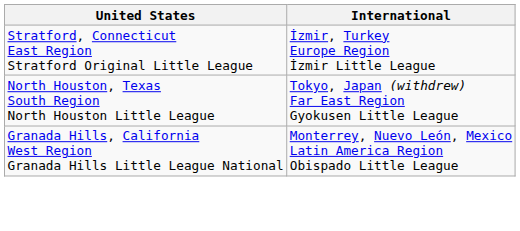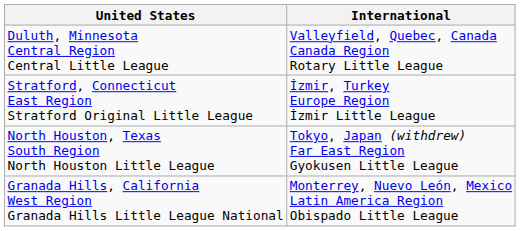+ row: (88, 50)
